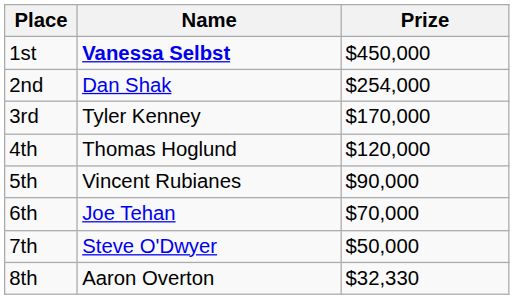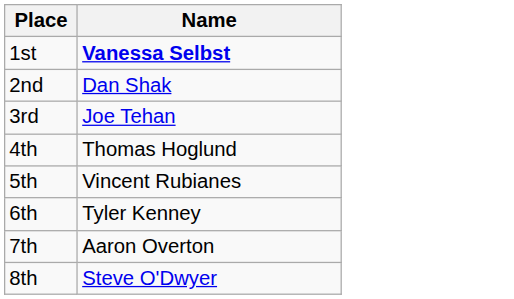- column: (425, 20)
(141, 117) Tyler Kenney -> (129, 117) Joe Tehan
(129, 213) Joe Tehan -> (141, 213) Tyler Kenney
(150, 246) Steve O'Dwyer -> (148, 246) Aaron Overton
(148, 278) Aaron Overton -> (150, 278) Steve O'Dwyer
